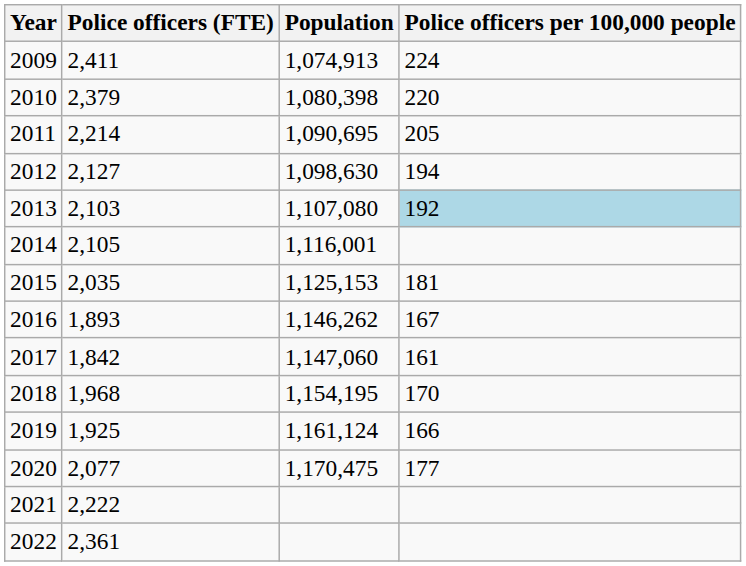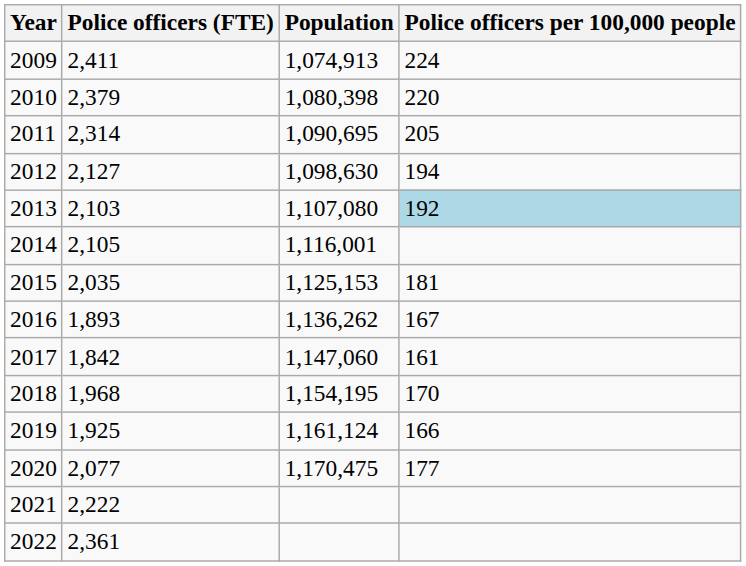(94, 134) 2,214 -> (94, 134) 2,314
(331, 319) 1,146,262 -> (331, 319) 1,136,262
